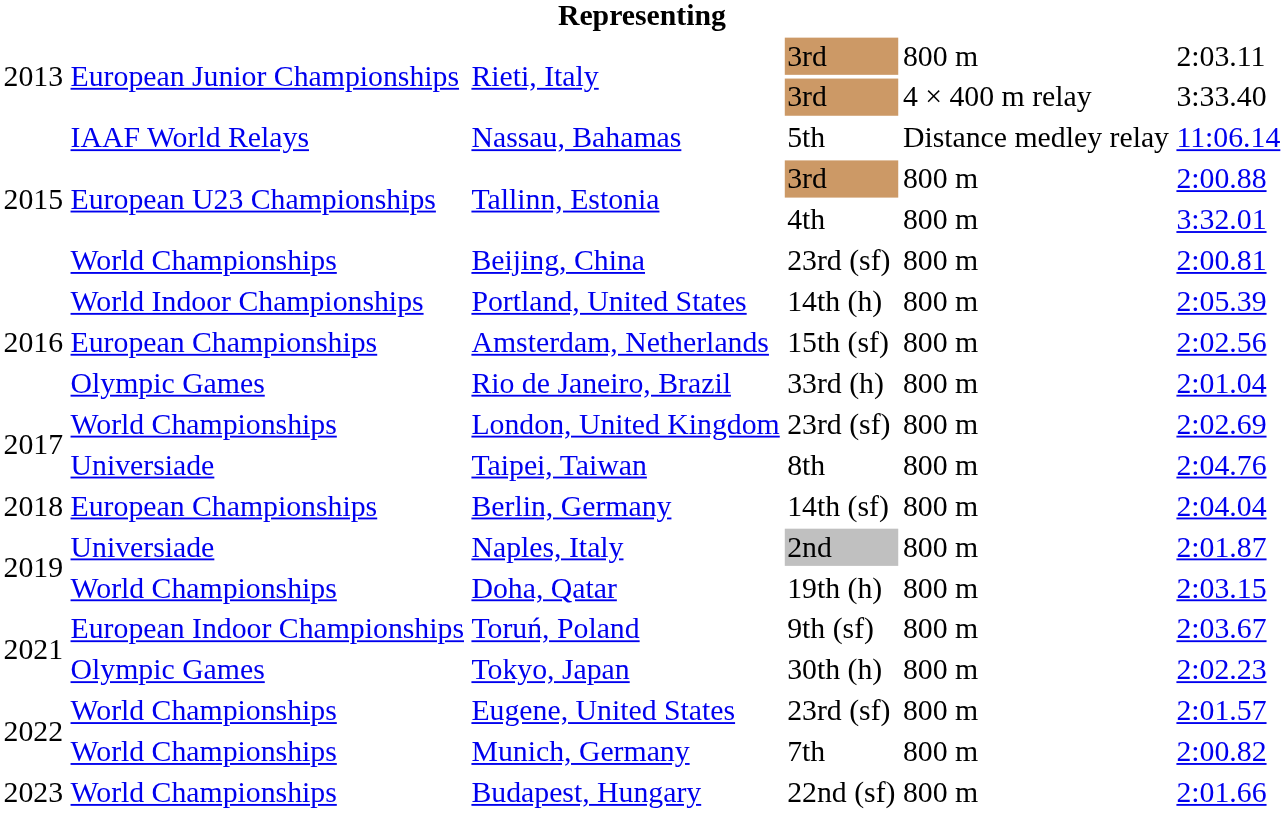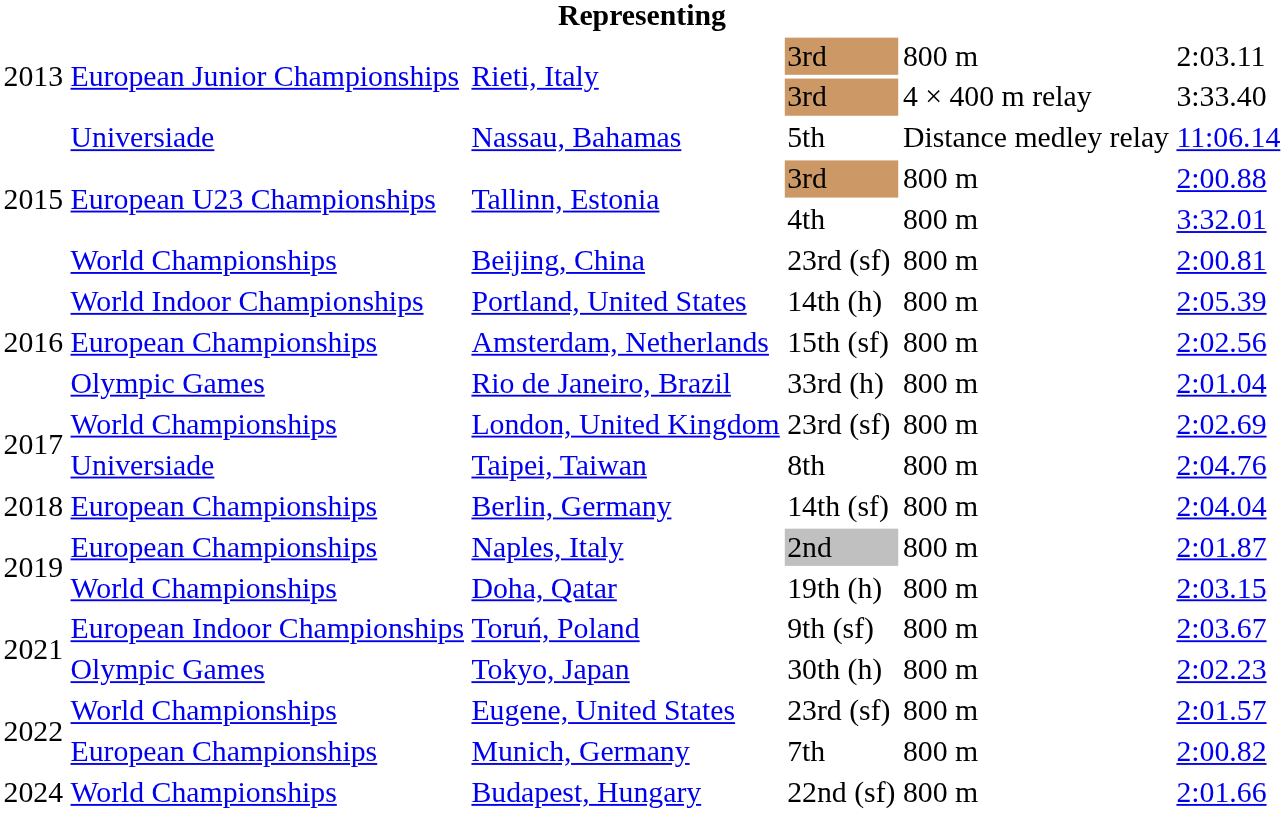(190, 137) IAAF World Relays -> (142, 137) Universiade
(142, 546) Universiade -> (224, 546) European Championships
(204, 751) World Championships -> (224, 751) European Championships
(33, 792) 2023 -> (33, 792) 2024
